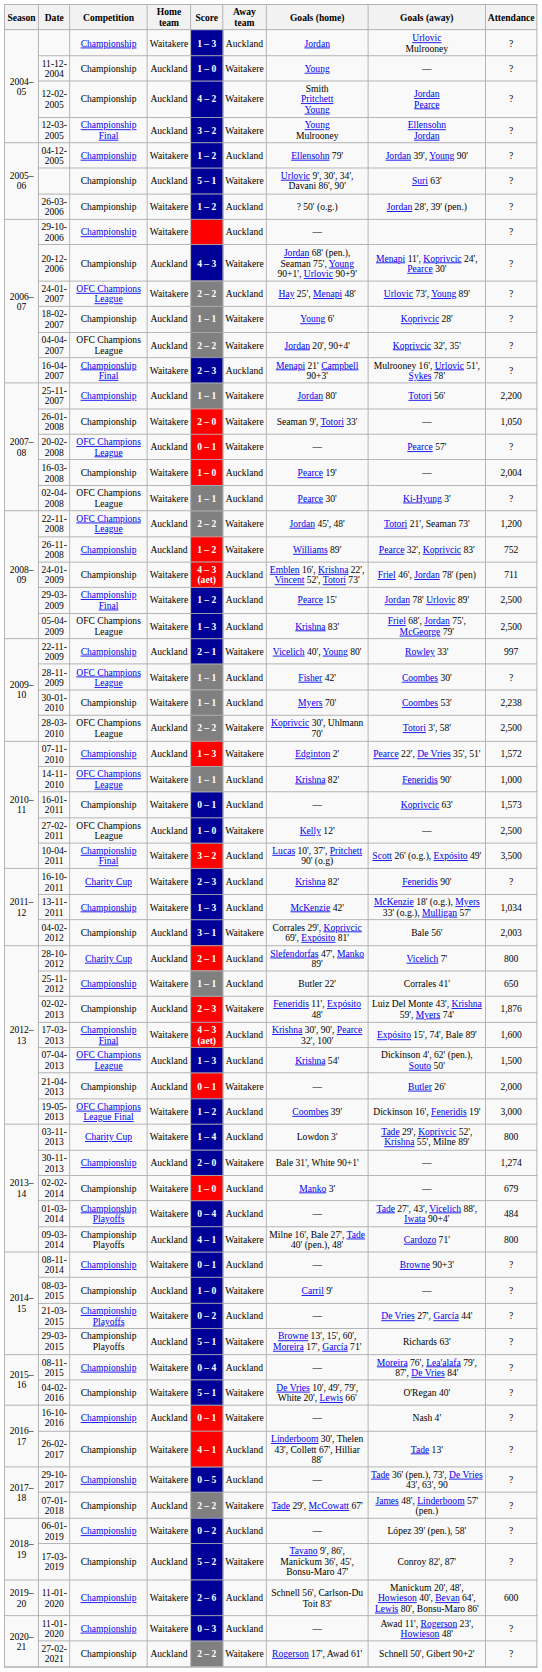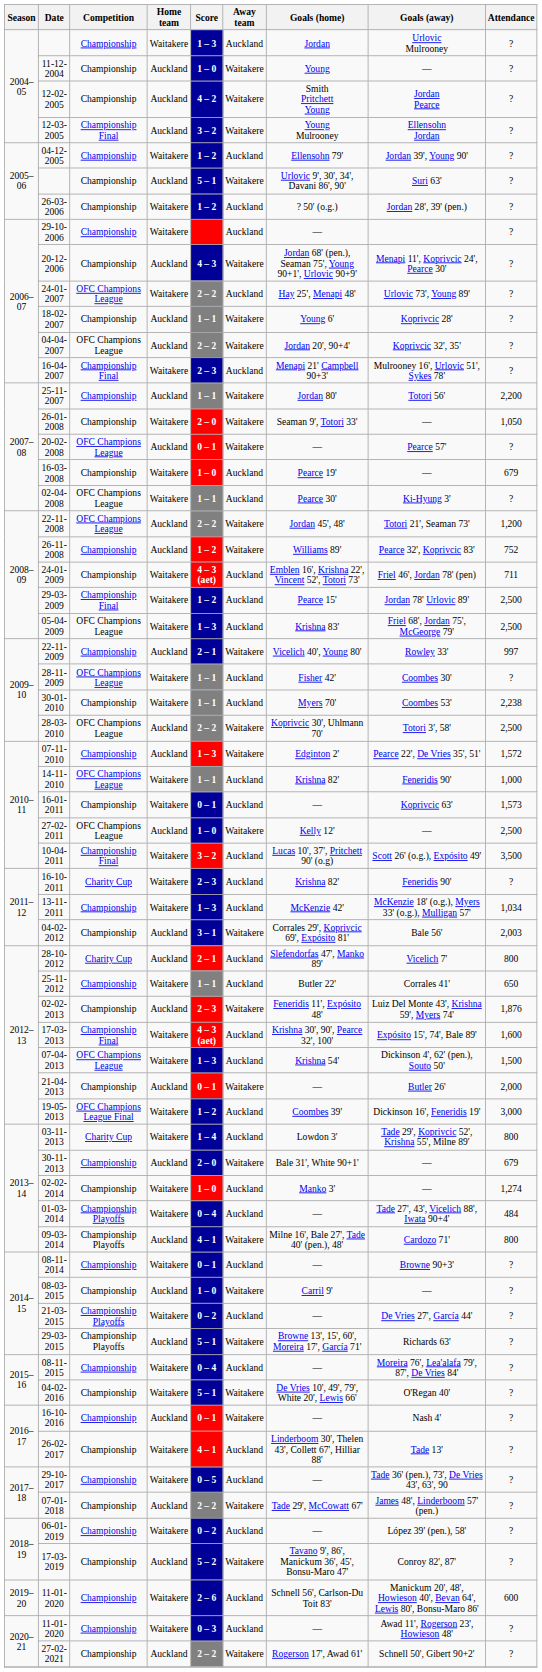(511, 473) 2,004 -> (511, 473) 679
(169, 1060) Auckland -> (169, 1060) Waitakere
(511, 1163) 1,274 -> (511, 1163) 679
(511, 1188) 679 -> (511, 1188) 1,274
